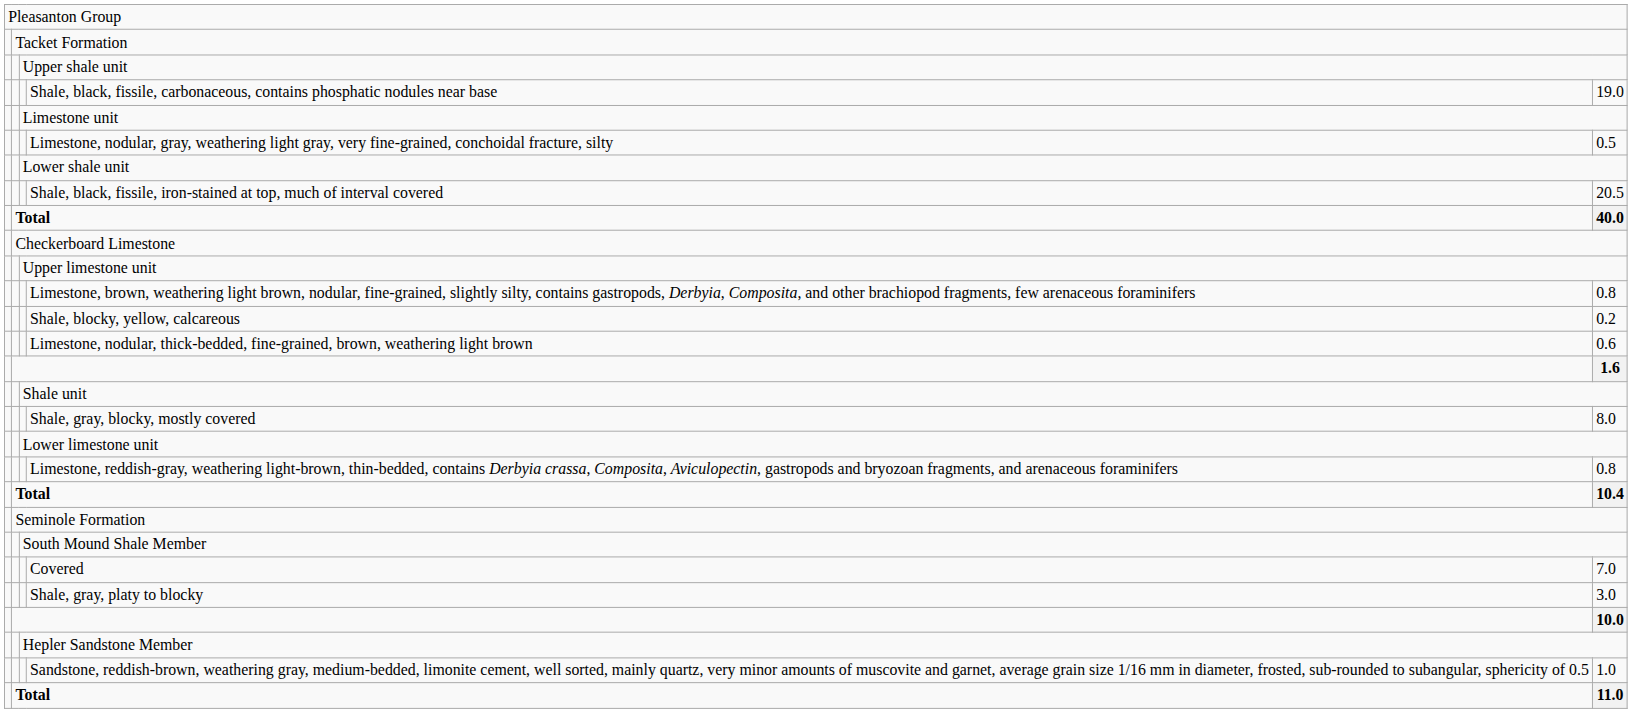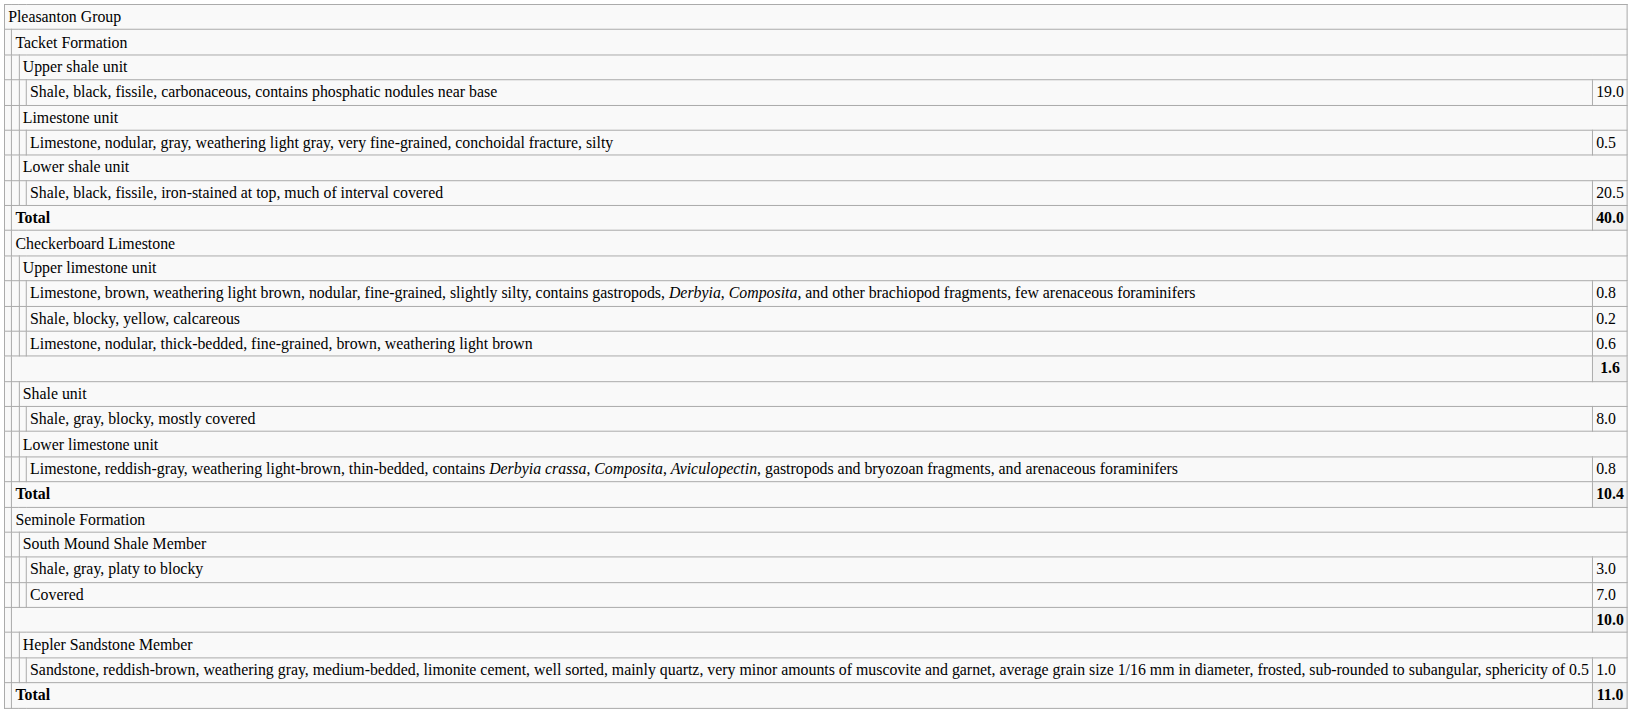rows swapped: (23, 595) <-> (23, 570)
